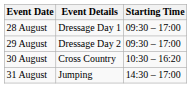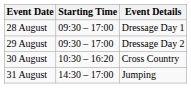columns swapped: (155, 12) <-> (90, 12)
